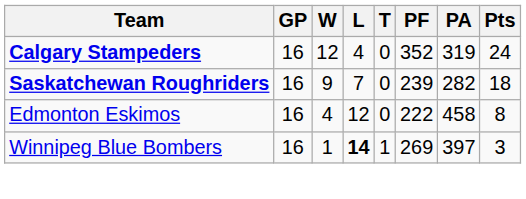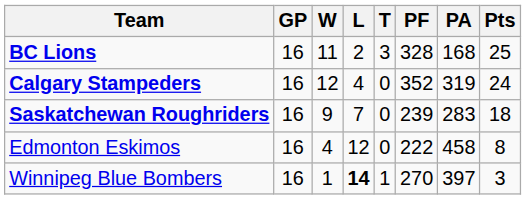+ row: (53, 52)
(459, 84) 282 -> (459, 115) 283
(417, 146) 269 -> (417, 178) 270
